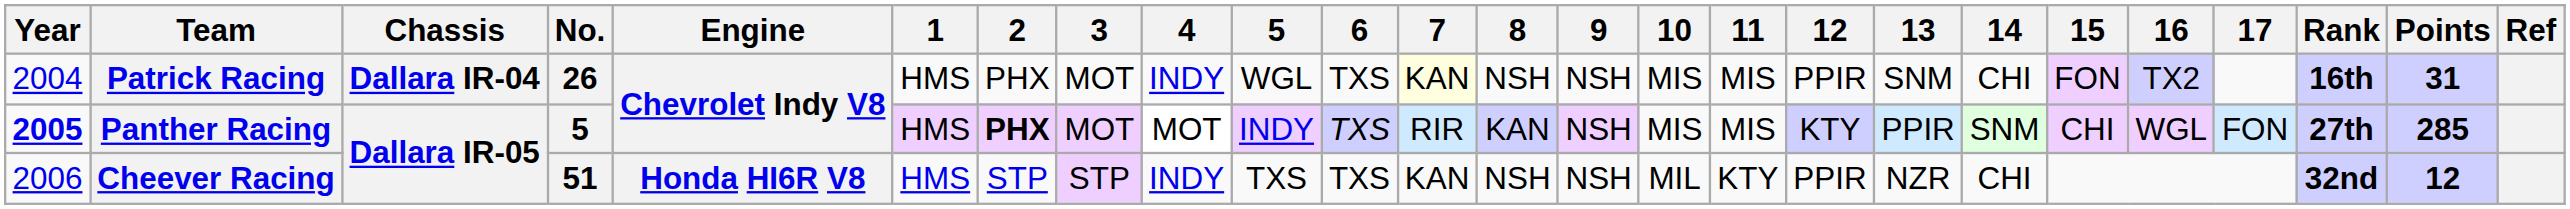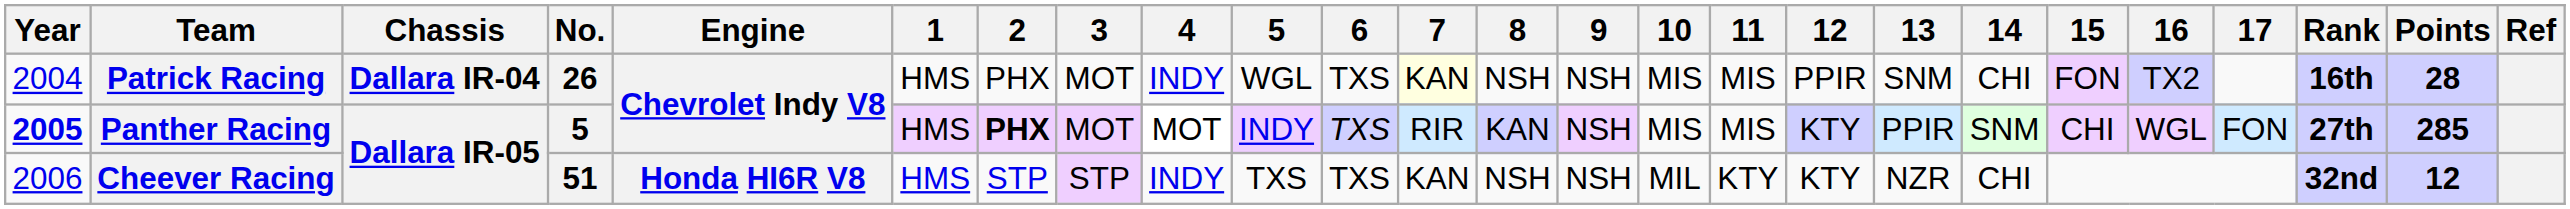(2443, 79) 31 -> (2443, 79) 28
(1830, 178) PPIR -> (1830, 178) KTY
